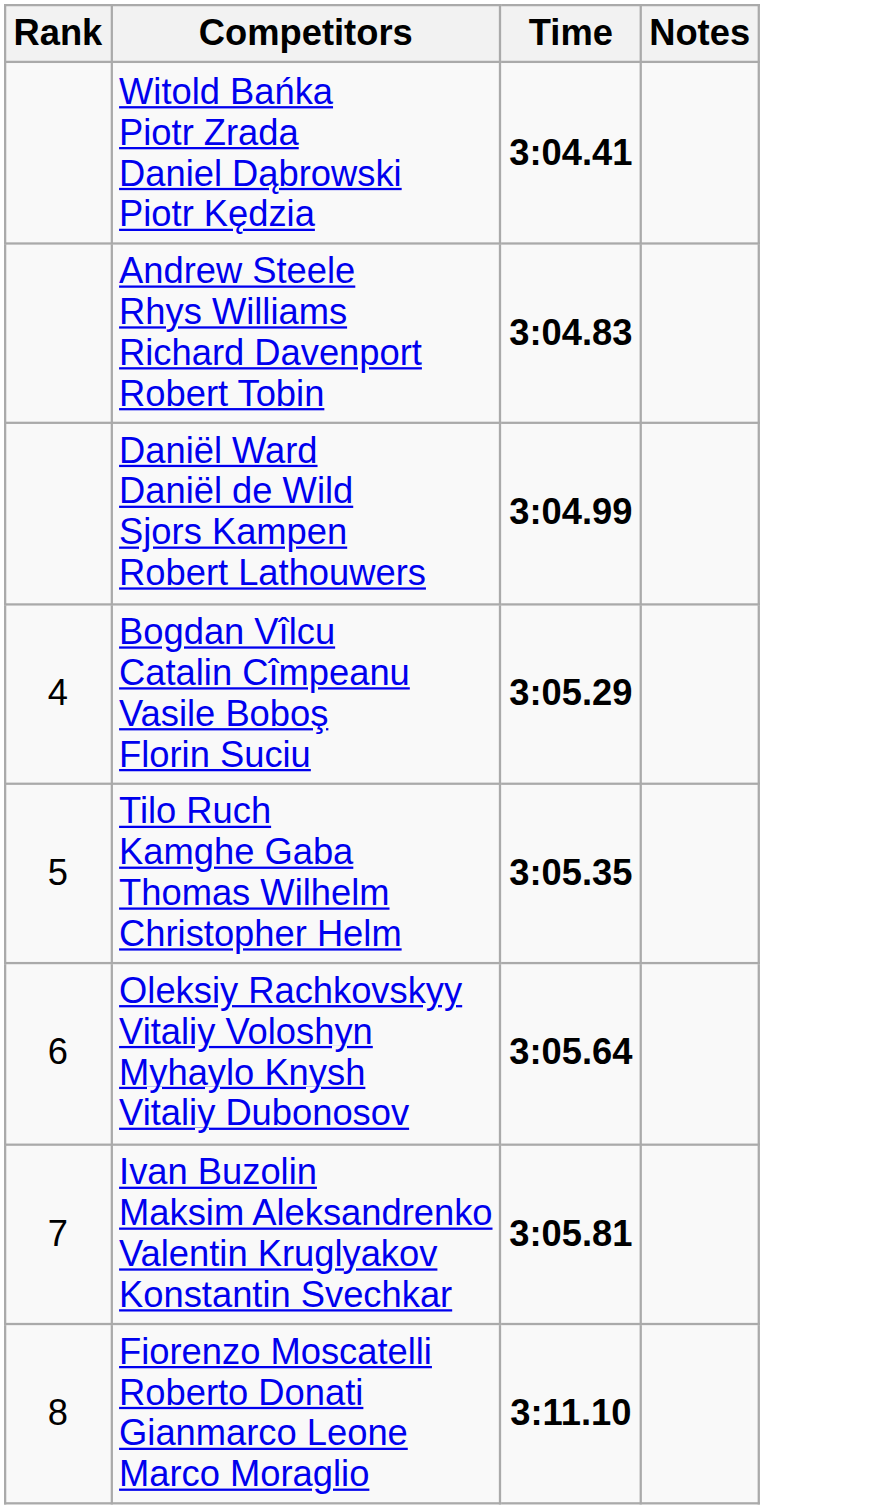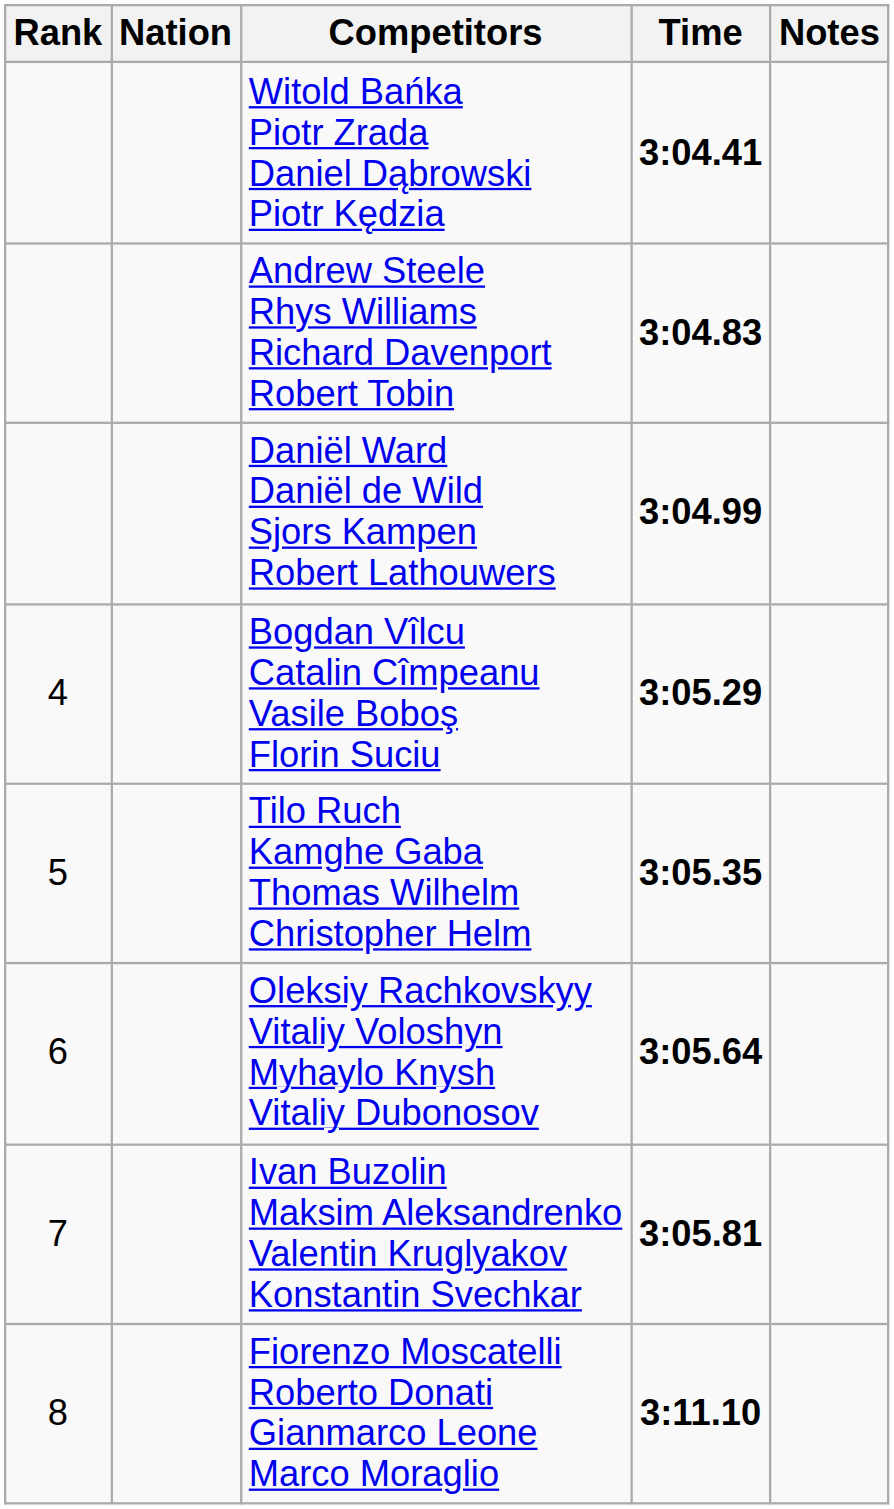+ column: (176, 33)
